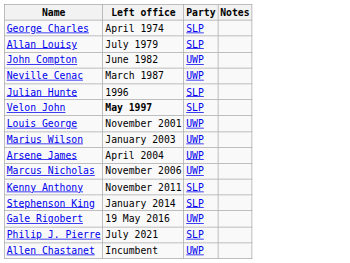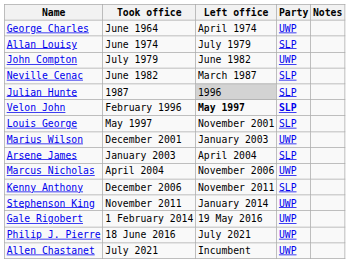+ column: (149, 12)
(195, 28) SLP -> (288, 28) UWP
(195, 76) UWP -> (288, 76) SLP
(117, 92) no background -> (210, 92) lightgrey background
(195, 108) normal -> (288, 108) bold
(195, 124) UWP -> (288, 124) SLP
(195, 155) UWP -> (288, 155) SLP
(195, 203) SLP -> (288, 203) UWP
(195, 235) SLP -> (288, 235) UWP
